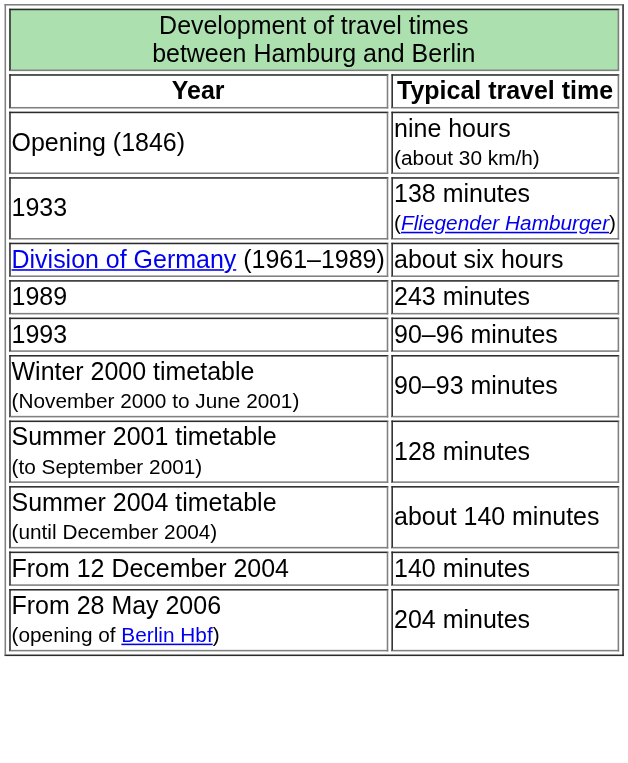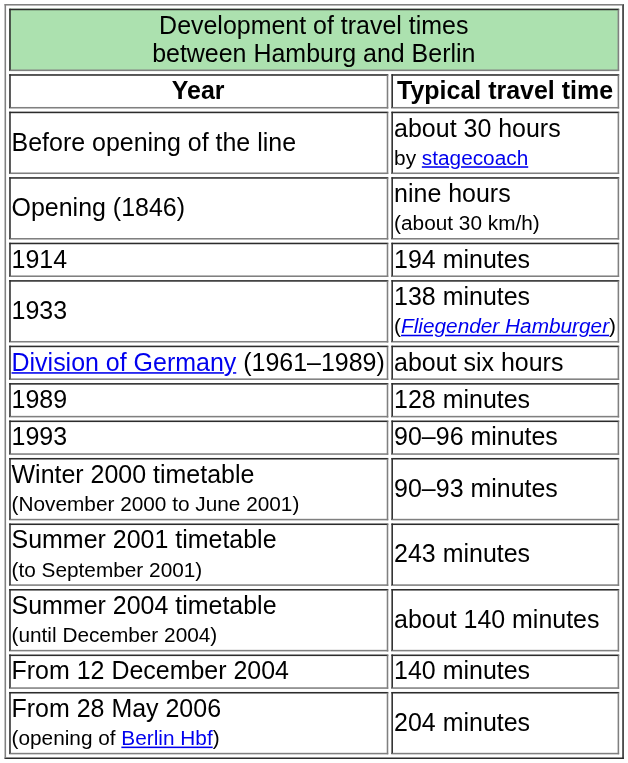+ row: (154, 142)
+ row: (39, 259)
(462, 296) 243 minutes -> (462, 399) 128 minutes
(462, 451) 128 minutes -> (462, 554) 243 minutes
